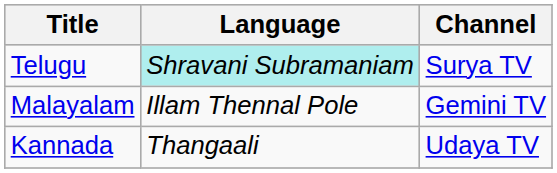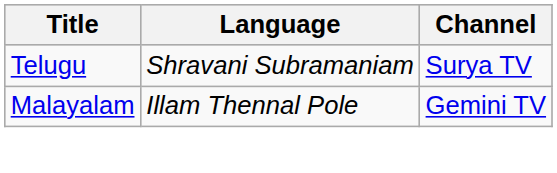(280, 65) paleturquoise background -> (280, 65) no background
- row: (62, 146)
